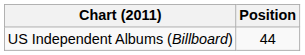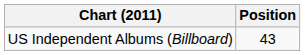(268, 38) 44 -> (268, 38) 43
